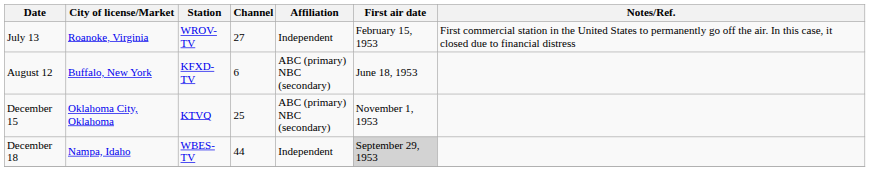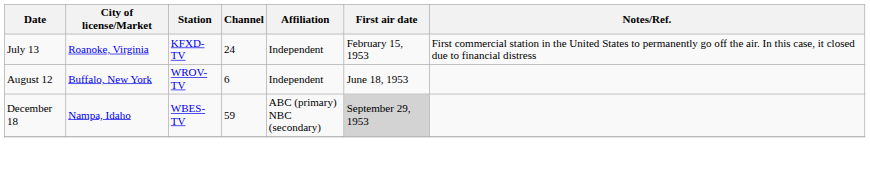(199, 36) WROV-TV -> (188, 49) KFXD-TV
(239, 36) 27 -> (229, 49) 24
(197, 73) KFXD-TV -> (189, 79) WROV-TV
(312, 73) ABC (primary) NBC (secondary) -> (296, 79) Independent
- row: (30, 115)
(239, 151) 44 -> (229, 115) 59
(306, 151) Independent -> (303, 115) ABC (primary) NBC (secondary)
